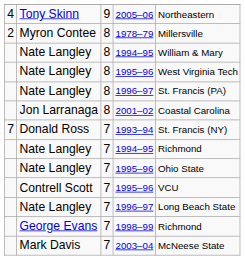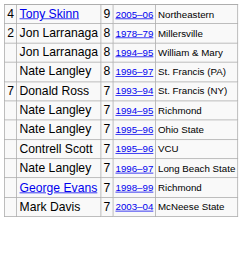(58, 33) Myron Contee -> (59, 33) Jon Larranaga
(55, 52) Nate Langley -> (59, 52) Jon Larranaga
- row: (107, 71)
- row: (107, 110)
